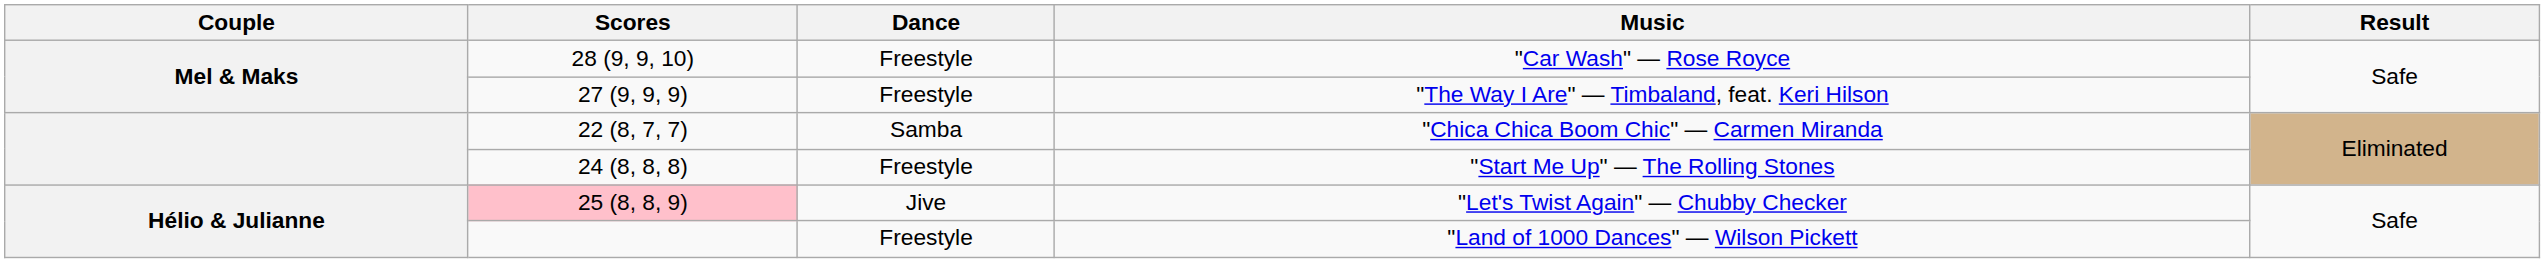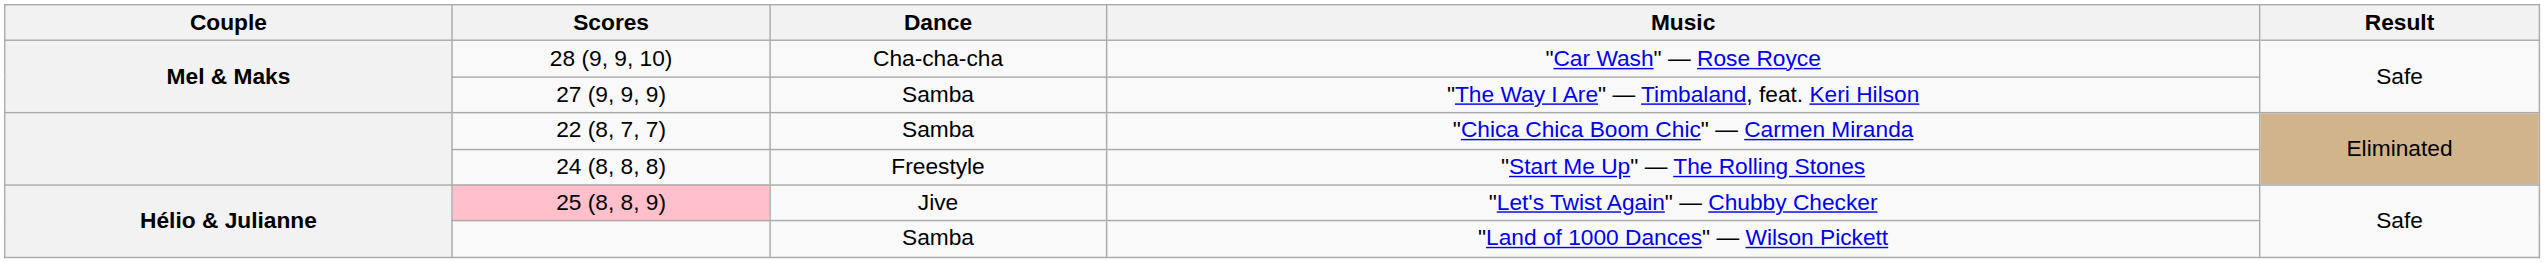(926, 58) Freestyle -> (938, 58) Cha-cha-cha
(926, 94) Freestyle -> (938, 94) Samba
(926, 238) Freestyle -> (938, 238) Samba
